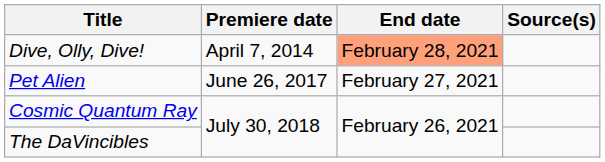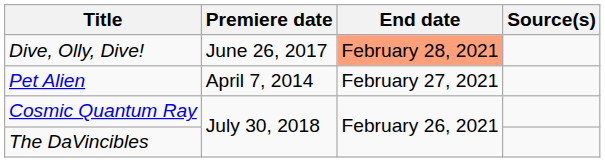(260, 50) April 7, 2014 -> (267, 50) June 26, 2017
(267, 80) June 26, 2017 -> (260, 80) April 7, 2014
